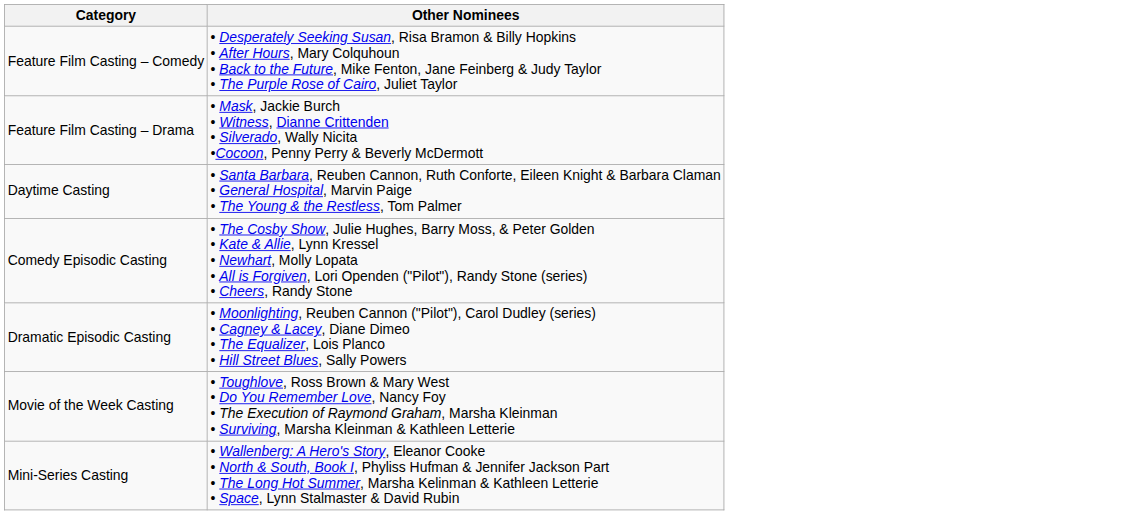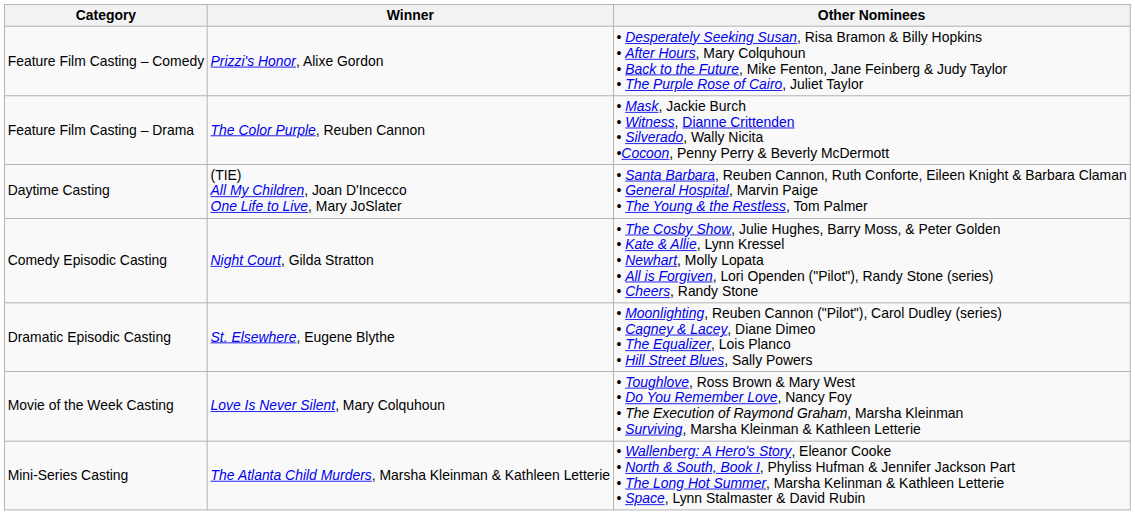+ column: (410, 15)
